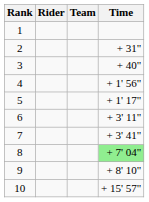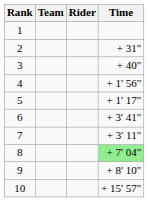columns swapped: (51, 13) <-> (83, 13)
(124, 118) + 3' 11" -> (124, 118) + 3' 41"
(124, 135) + 3' 41" -> (124, 135) + 3' 11"
